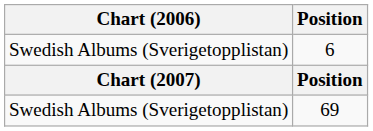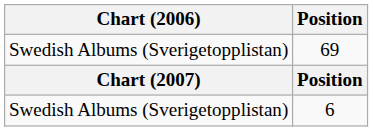rows swapped: (330, 49) <-> (330, 110)
